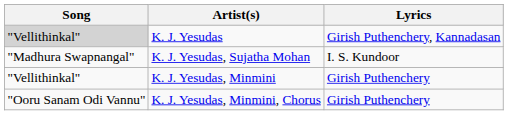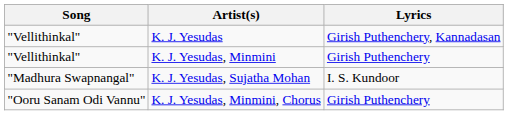(44, 36) lightgrey background -> (44, 36) no background
rows swapped: (231, 57) <-> (214, 78)
